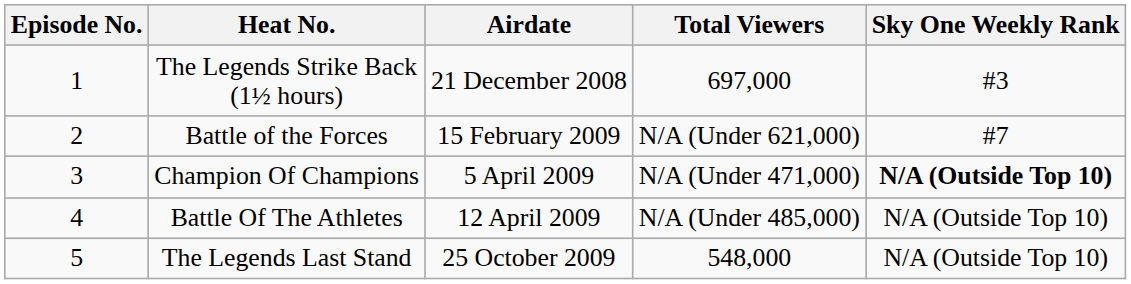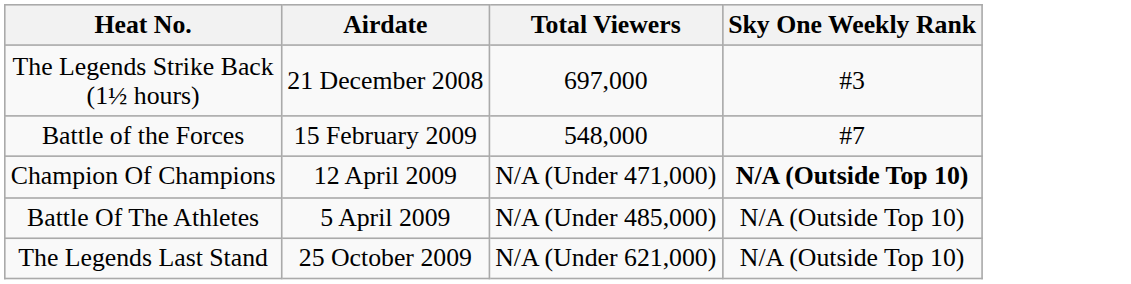- column: (77, 24)
(749, 135) N/A (Under 621,000) -> (606, 135) 548,000
(529, 176) 5 April 2009 -> (385, 176) 12 April 2009
(529, 217) 12 April 2009 -> (385, 217) 5 April 2009
(749, 258) 548,000 -> (606, 258) N/A (Under 621,000)
